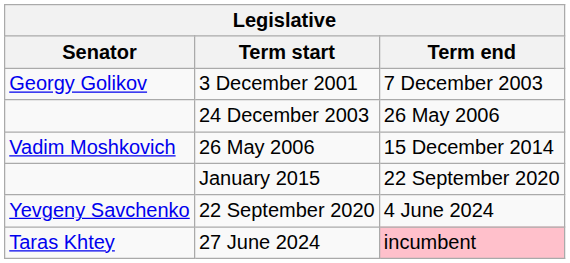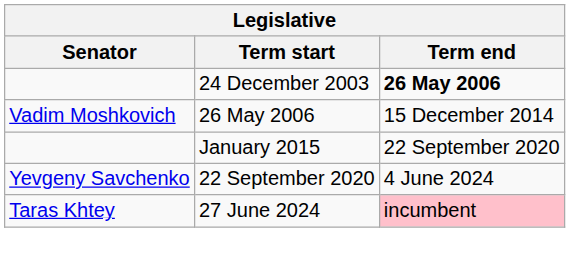- row: (278, 83)
(442, 115) normal -> (442, 83) bold
